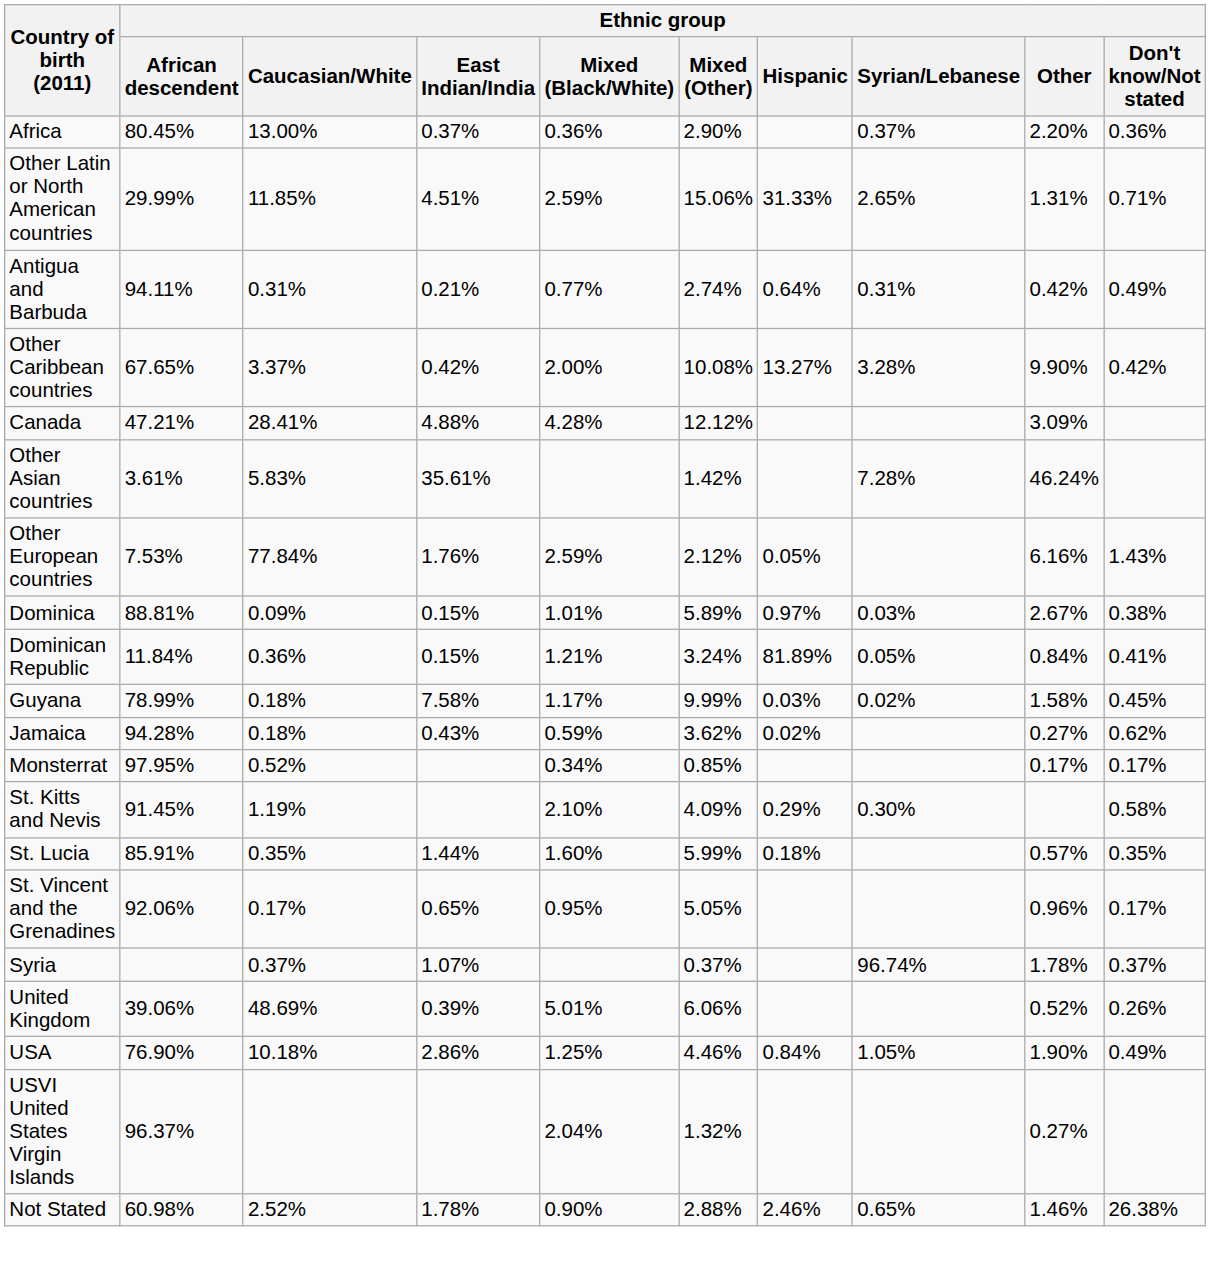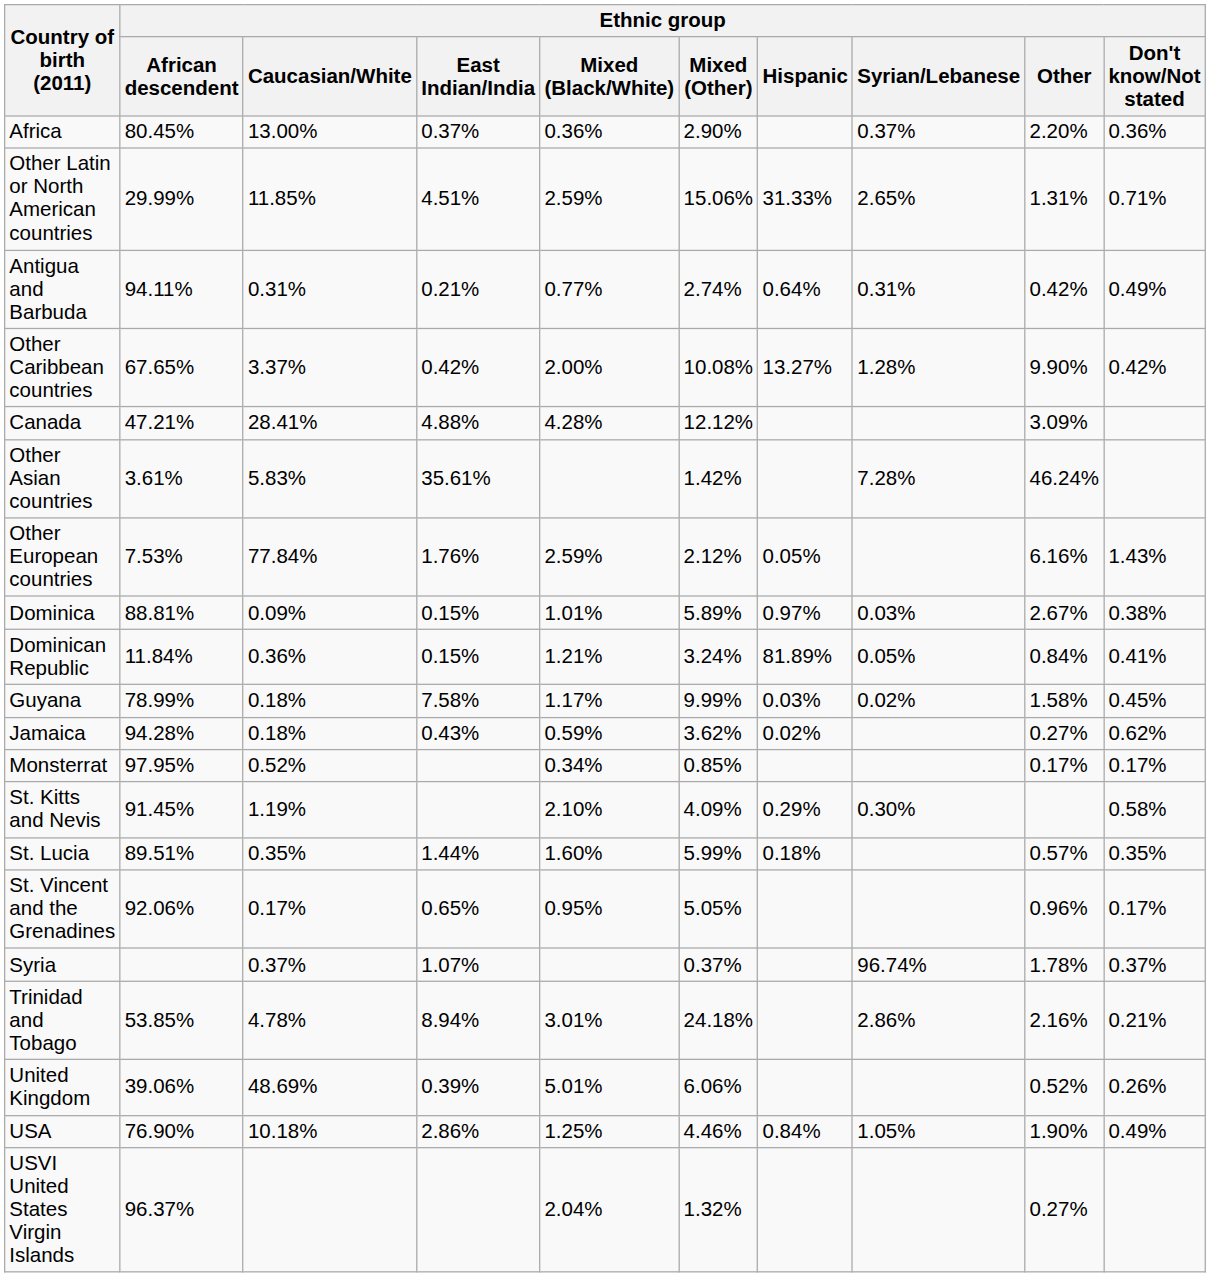(886, 367) 3.28% -> (886, 367) 1.28%
(159, 853) 85.91% -> (159, 853) 89.51%
+ row: (46, 1020)
- row: (58, 1209)
